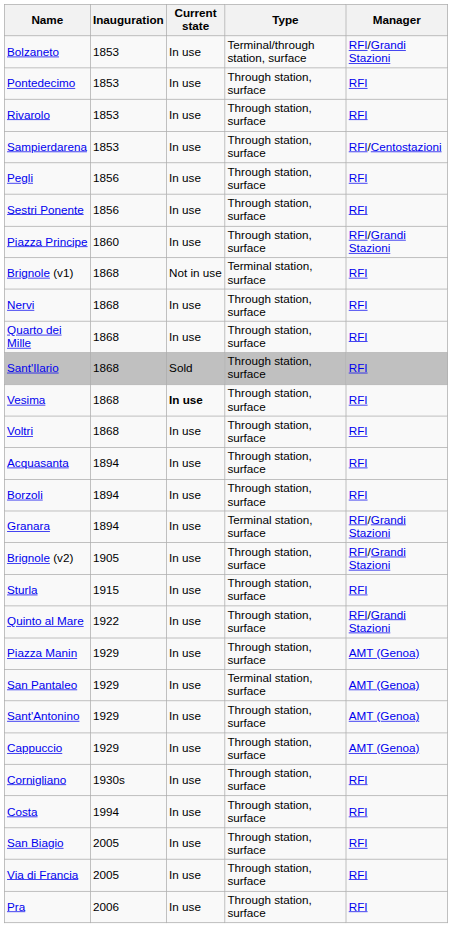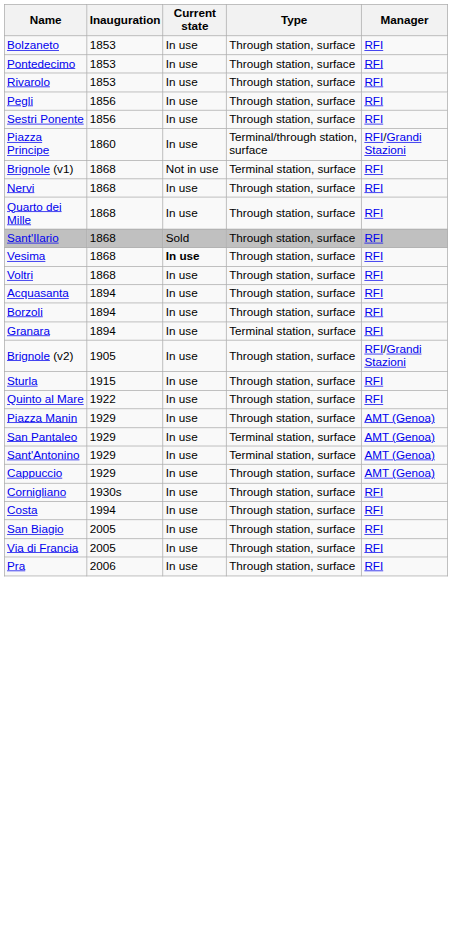(271, 51) Terminal/through station, surface -> (292, 45) Through station, surface
(377, 51) RFI/Grandi Stazioni -> (374, 45) RFI
- row: (47, 146)
(270, 241) Through station, surface -> (293, 144) Terminal/through station, surface
(377, 526) RFI/Grandi Stazioni -> (374, 331) RFI
(377, 621) RFI/Grandi Stazioni -> (374, 399) RFI
(270, 716) Through station, surface -> (292, 455) Terminal station, surface
